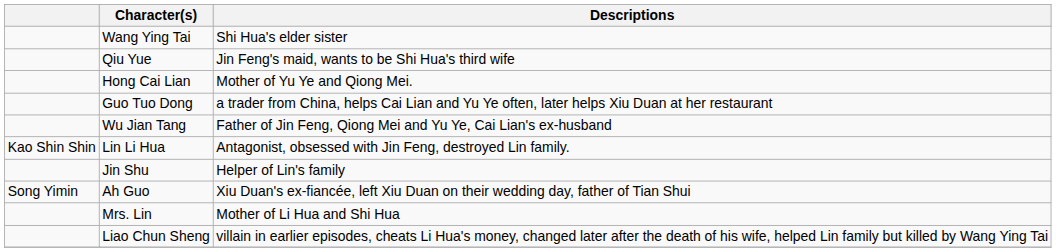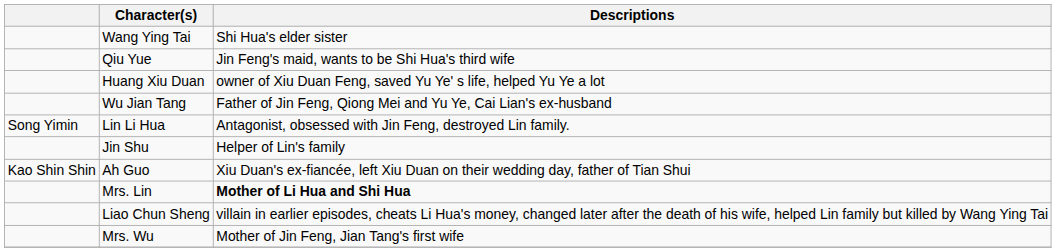- row: (146, 81)
+ row: (153, 81)
- row: (148, 103)
(52, 147) Kao Shin Shin -> (43, 125) Song Yimin
(43, 192) Song Yimin -> (52, 170) Kao Shin Shin
(308, 214) normal -> (313, 192) bold
+ row: (128, 236)
